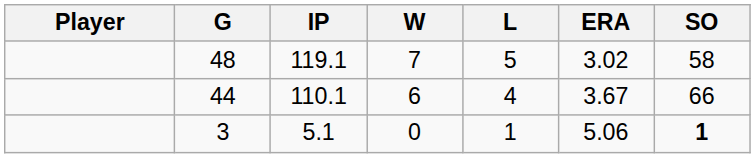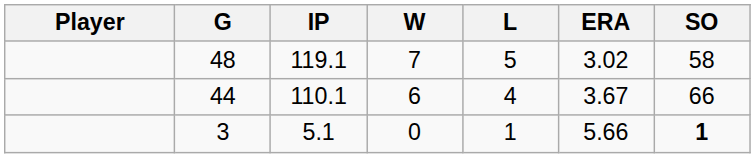(606, 133) 5.06 -> (606, 133) 5.66
